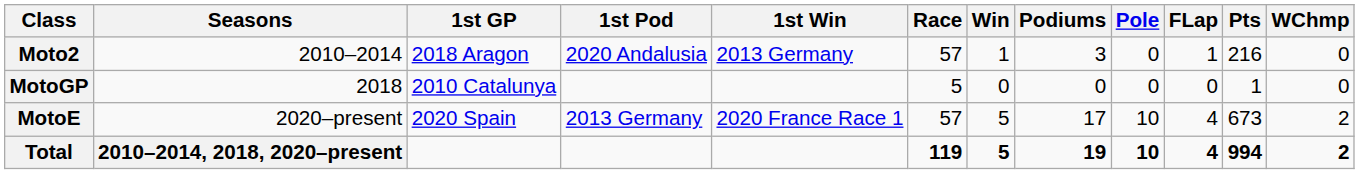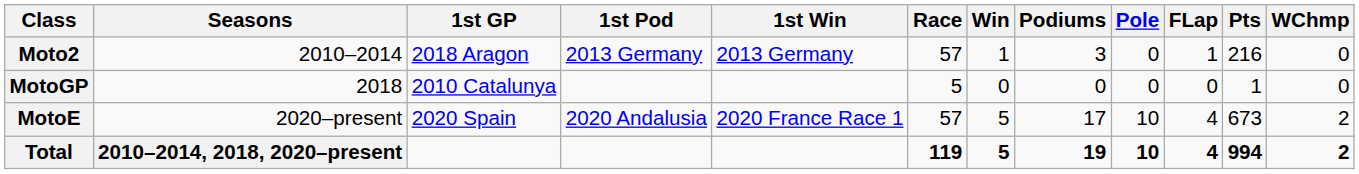(636, 53) 2020 Andalusia -> (634, 53) 2013 Germany
(634, 119) 2013 Germany -> (636, 119) 2020 Andalusia
